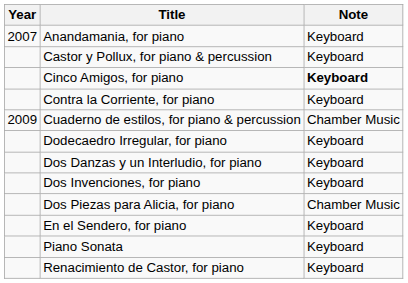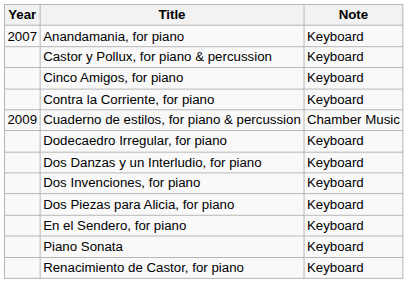(338, 78) bold -> (335, 78) normal
(353, 204) Chamber Music -> (335, 204) Keyboard
